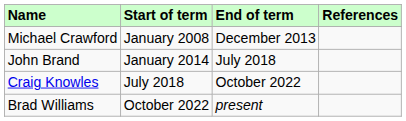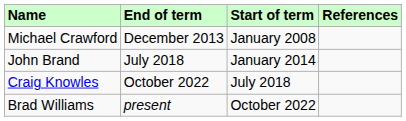columns swapped: (166, 15) <-> (255, 15)
